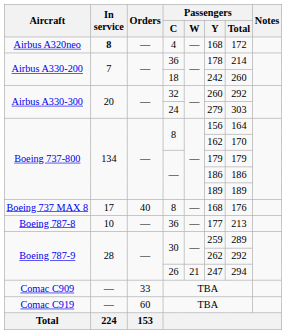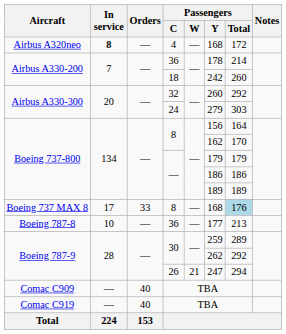(145, 207) 40 -> (145, 207) 33
(239, 207) no background -> (239, 207) lightblue background
(145, 288) 33 -> (145, 288) 40
(145, 304) 60 -> (145, 304) 40
